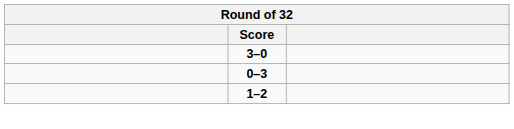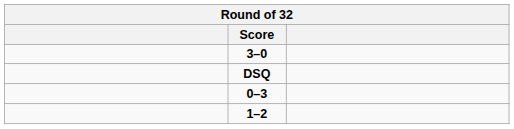+ row: (257, 74)
